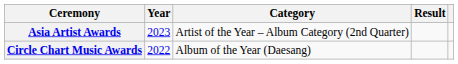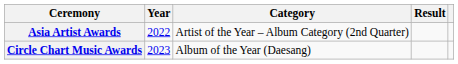(159, 31) 2023 -> (159, 31) 2022
(159, 50) 2022 -> (159, 50) 2023
